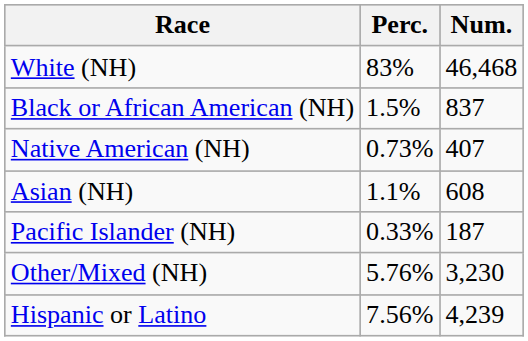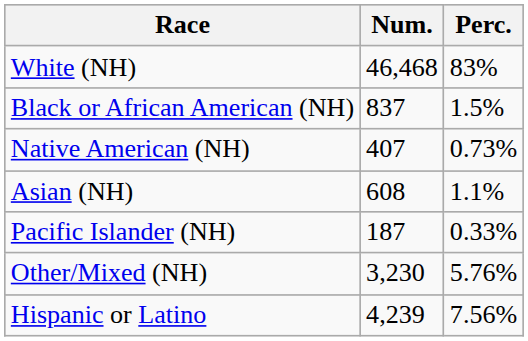columns swapped: (481, 25) <-> (400, 25)
